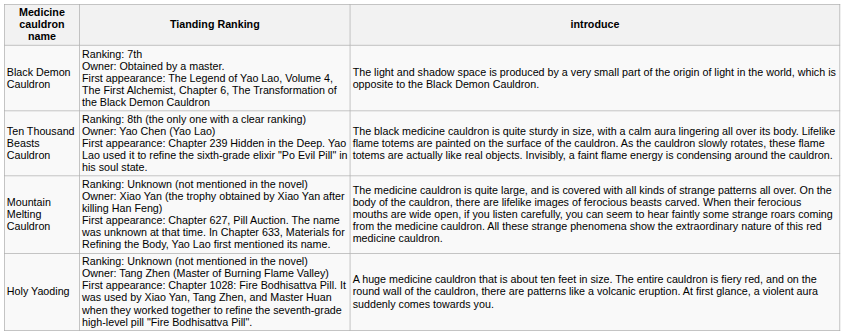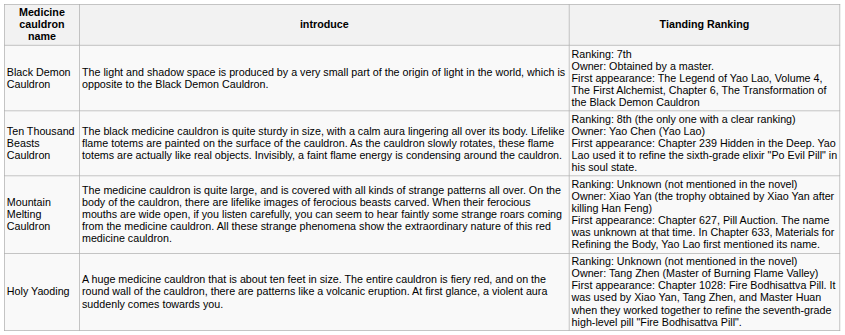columns swapped: (215, 25) <-> (595, 25)
